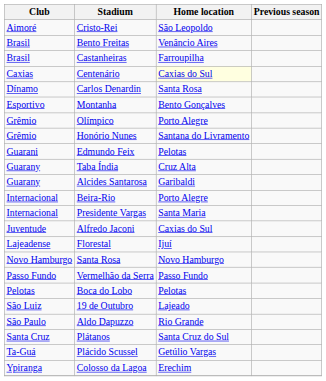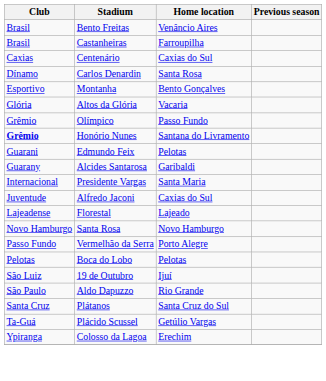- row: (97, 27)
(185, 74) lightyellow background -> (185, 58) no background
+ row: (107, 105)
(183, 120) Porto Alegre -> (183, 120) Passo Fundo
(21, 136) normal -> (23, 136) bold
- row: (97, 167)
- row: (96, 197)
(165, 244) Ijuí -> (174, 213) Lajeado
(183, 275) Passo Fundo -> (183, 244) Porto Alegre
(174, 306) Lajeado -> (165, 275) Ijuí
